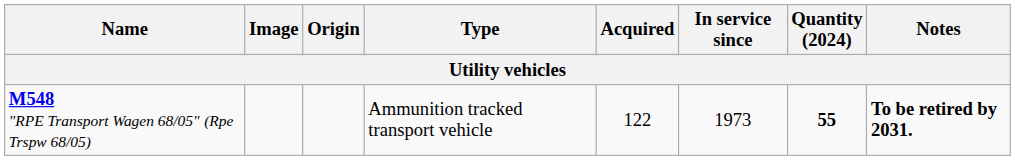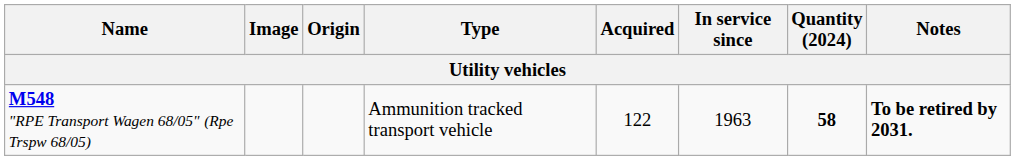(733, 119) 1973 -> (733, 119) 1963
(827, 119) 55 -> (827, 119) 58
